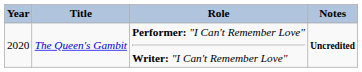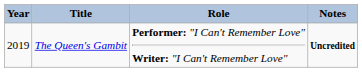(18, 45) 2020 -> (18, 45) 2019
